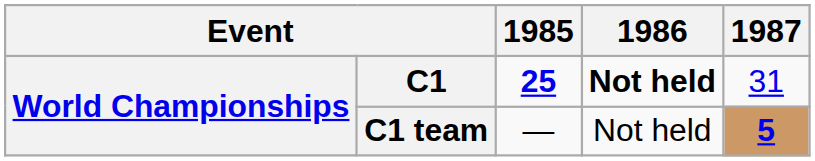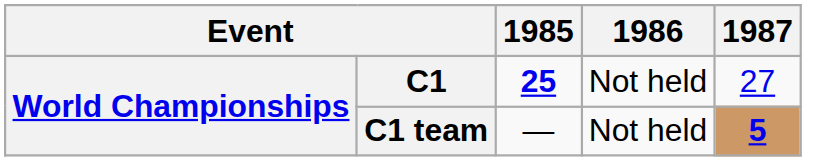(652, 81) bold -> (648, 81) normal
(766, 81) 31 -> (757, 81) 27
